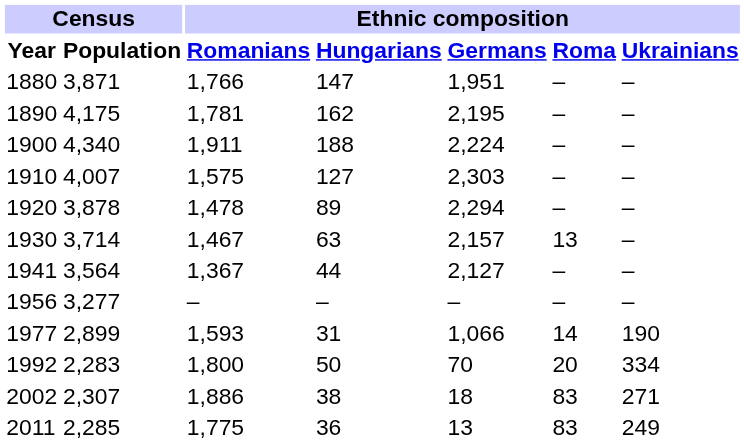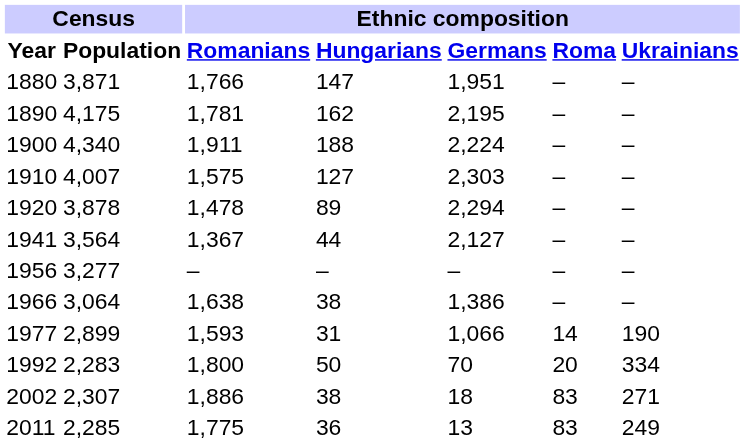- row: (32, 239)
+ row: (32, 302)
